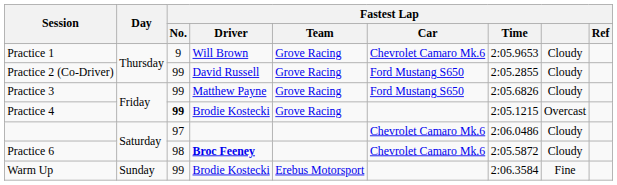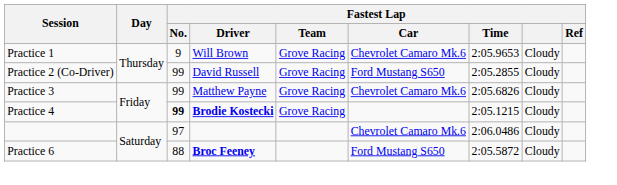(417, 91) Ford Mustang S650 -> (408, 91) Chevrolet Camaro Mk.6
(231, 111) normal -> (233, 111) bold
(565, 111) Overcast -> (542, 111) Cloudy
(178, 150) 98 -> (178, 150) 88
(428, 150) Chevrolet Camaro Mk.6 -> (398, 150) Ford Mustang S650
- row: (30, 170)
